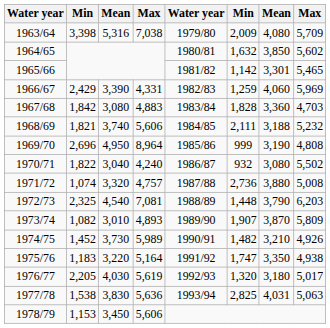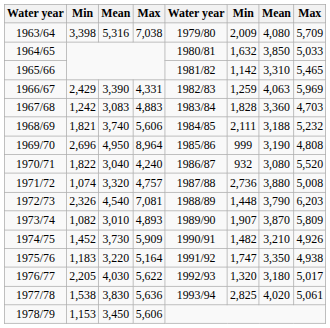(310, 51) 5,602 -> (310, 51) 5,033
(276, 70) 3,301 -> (276, 70) 3,310
(276, 88) 4,060 -> (276, 88) 4,063
(83, 107) 1,842 -> (83, 107) 1,242
(116, 107) 3,080 -> (116, 107) 3,083
(310, 164) 5,502 -> (310, 164) 5,520
(83, 201) 2,325 -> (83, 201) 2,326
(149, 239) 5,989 -> (149, 239) 5,909
(149, 276) 5,619 -> (149, 276) 5,622
(276, 295) 4,031 -> (276, 295) 4,020
(310, 295) 5,063 -> (310, 295) 5,061
